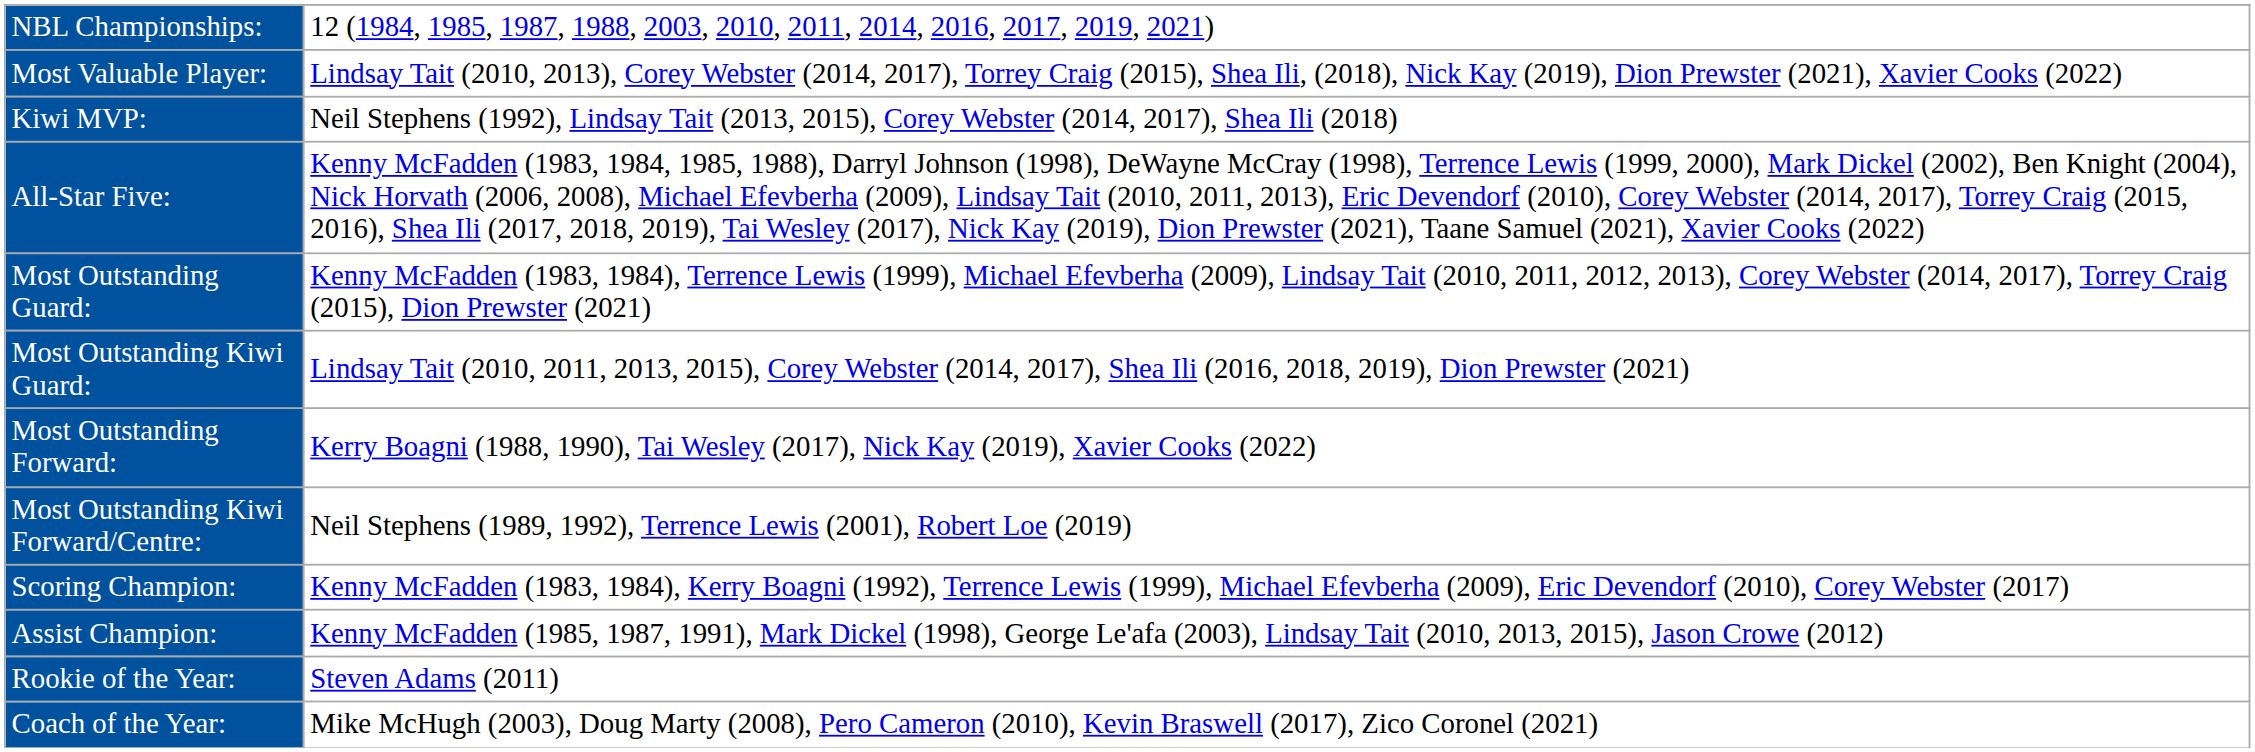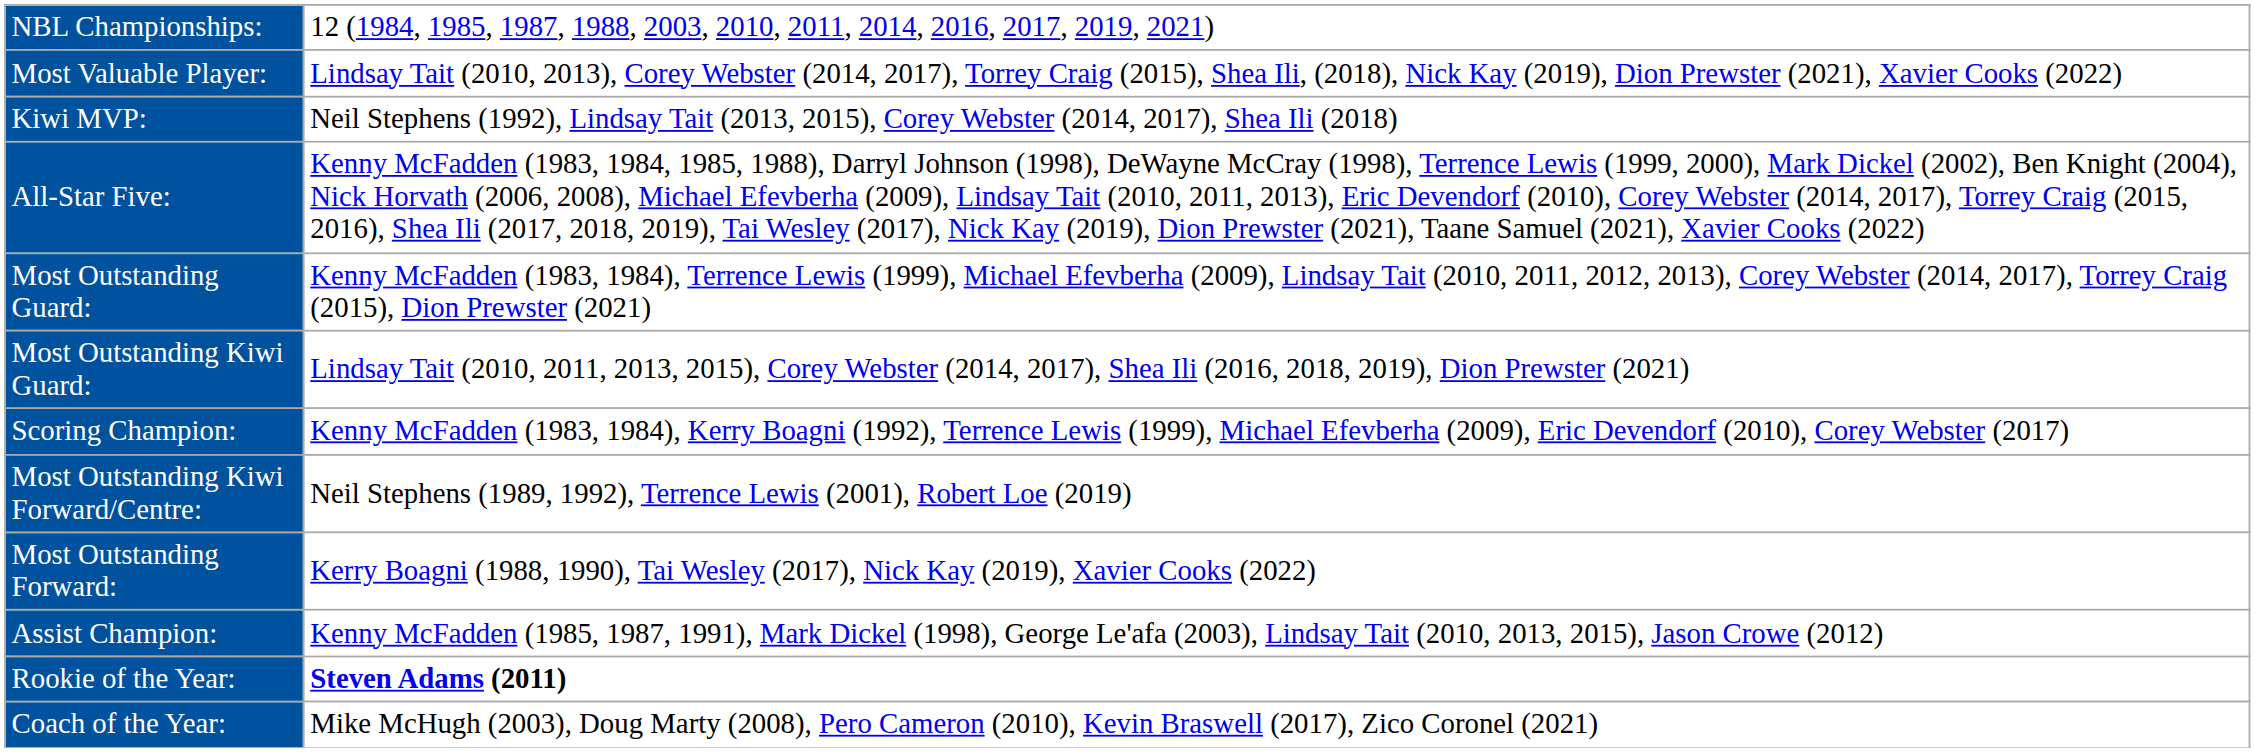rows swapped: (115, 447) <-> (124, 587)
(435, 678) normal -> (438, 678) bold
